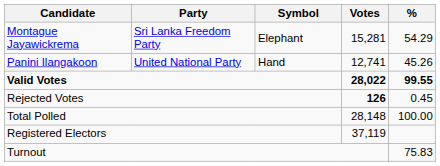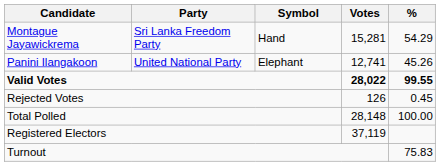(280, 37) Elephant -> (272, 37) Hand
(272, 62) Hand -> (280, 62) Elephant
(376, 98) bold -> (376, 98) normal
